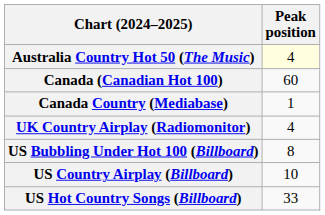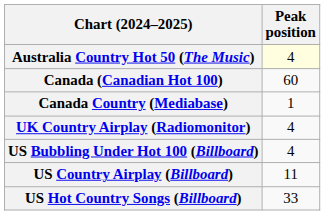(291, 151) 8 -> (291, 151) 4
(291, 174) 10 -> (291, 174) 11
